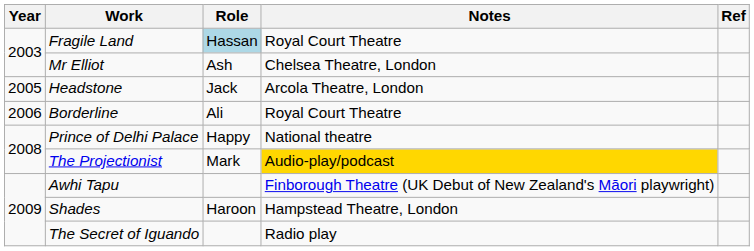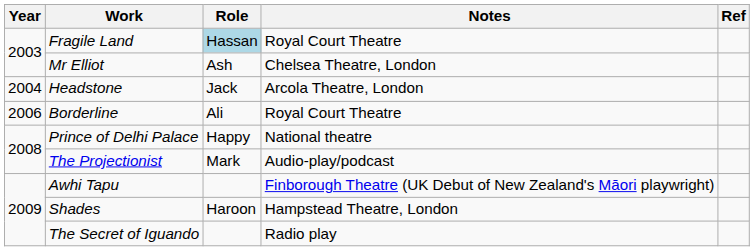(25, 88) 2005 -> (25, 88) 2004
(329, 161) gold background -> (329, 161) no background
